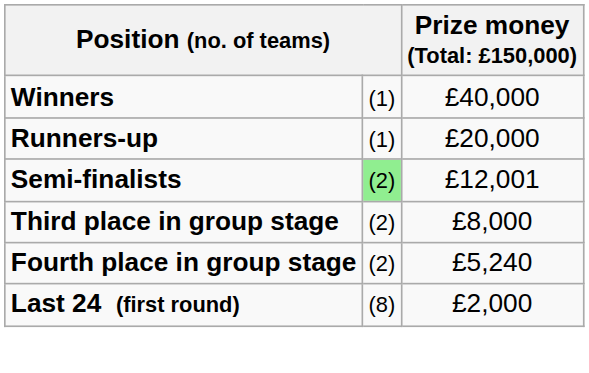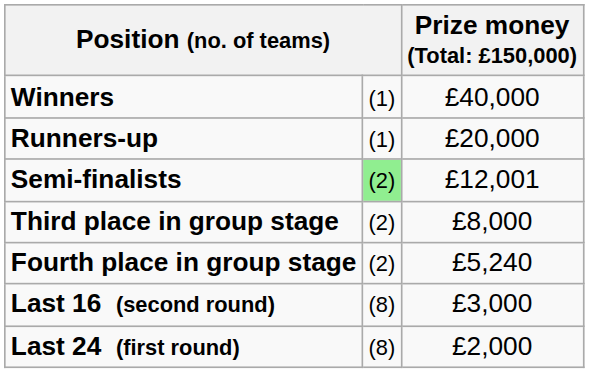+ row: (143, 304)
